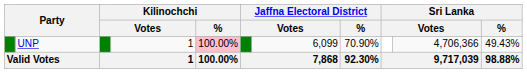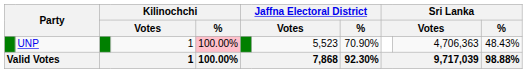(325, 44) 6,099 -> (325, 44) 5,523
(456, 44) 4,706,366 -> (456, 44) 4,706,363
(502, 44) 49.43% -> (502, 44) 48.43%
